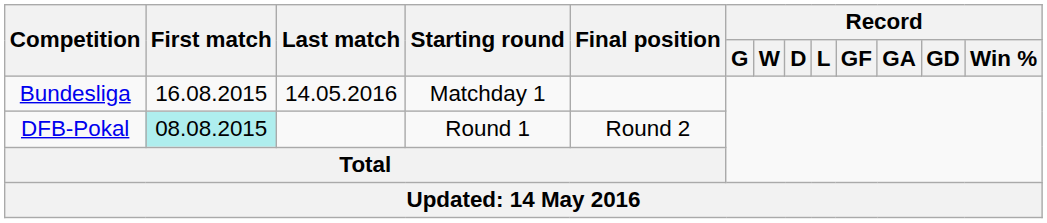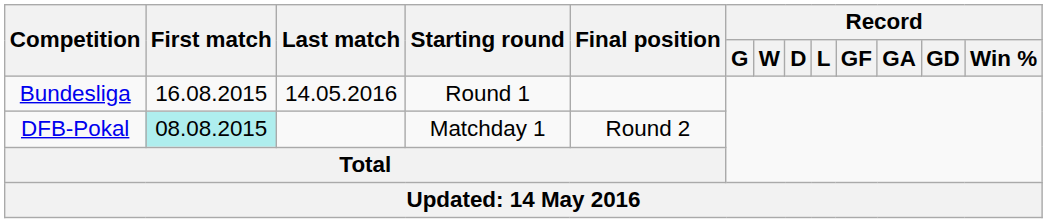(488, 93) Matchday 1 -> (488, 93) Round 1
(488, 128) Round 1 -> (488, 128) Matchday 1
